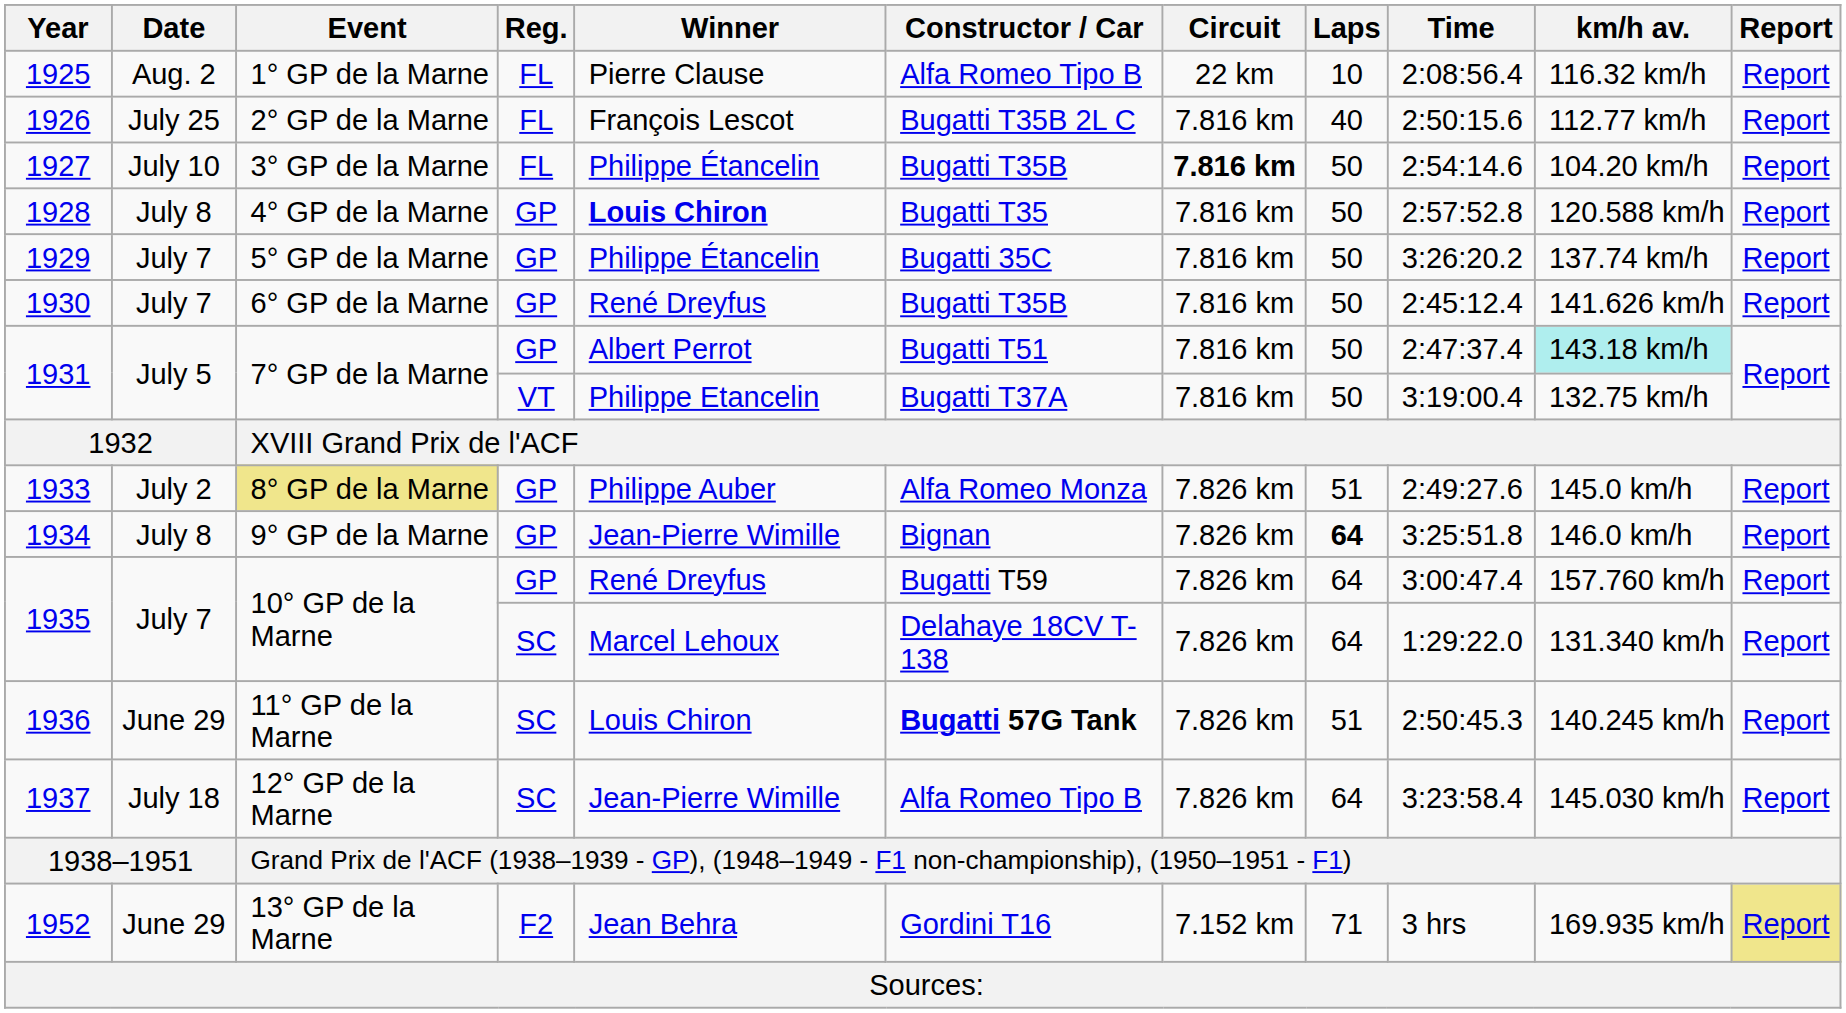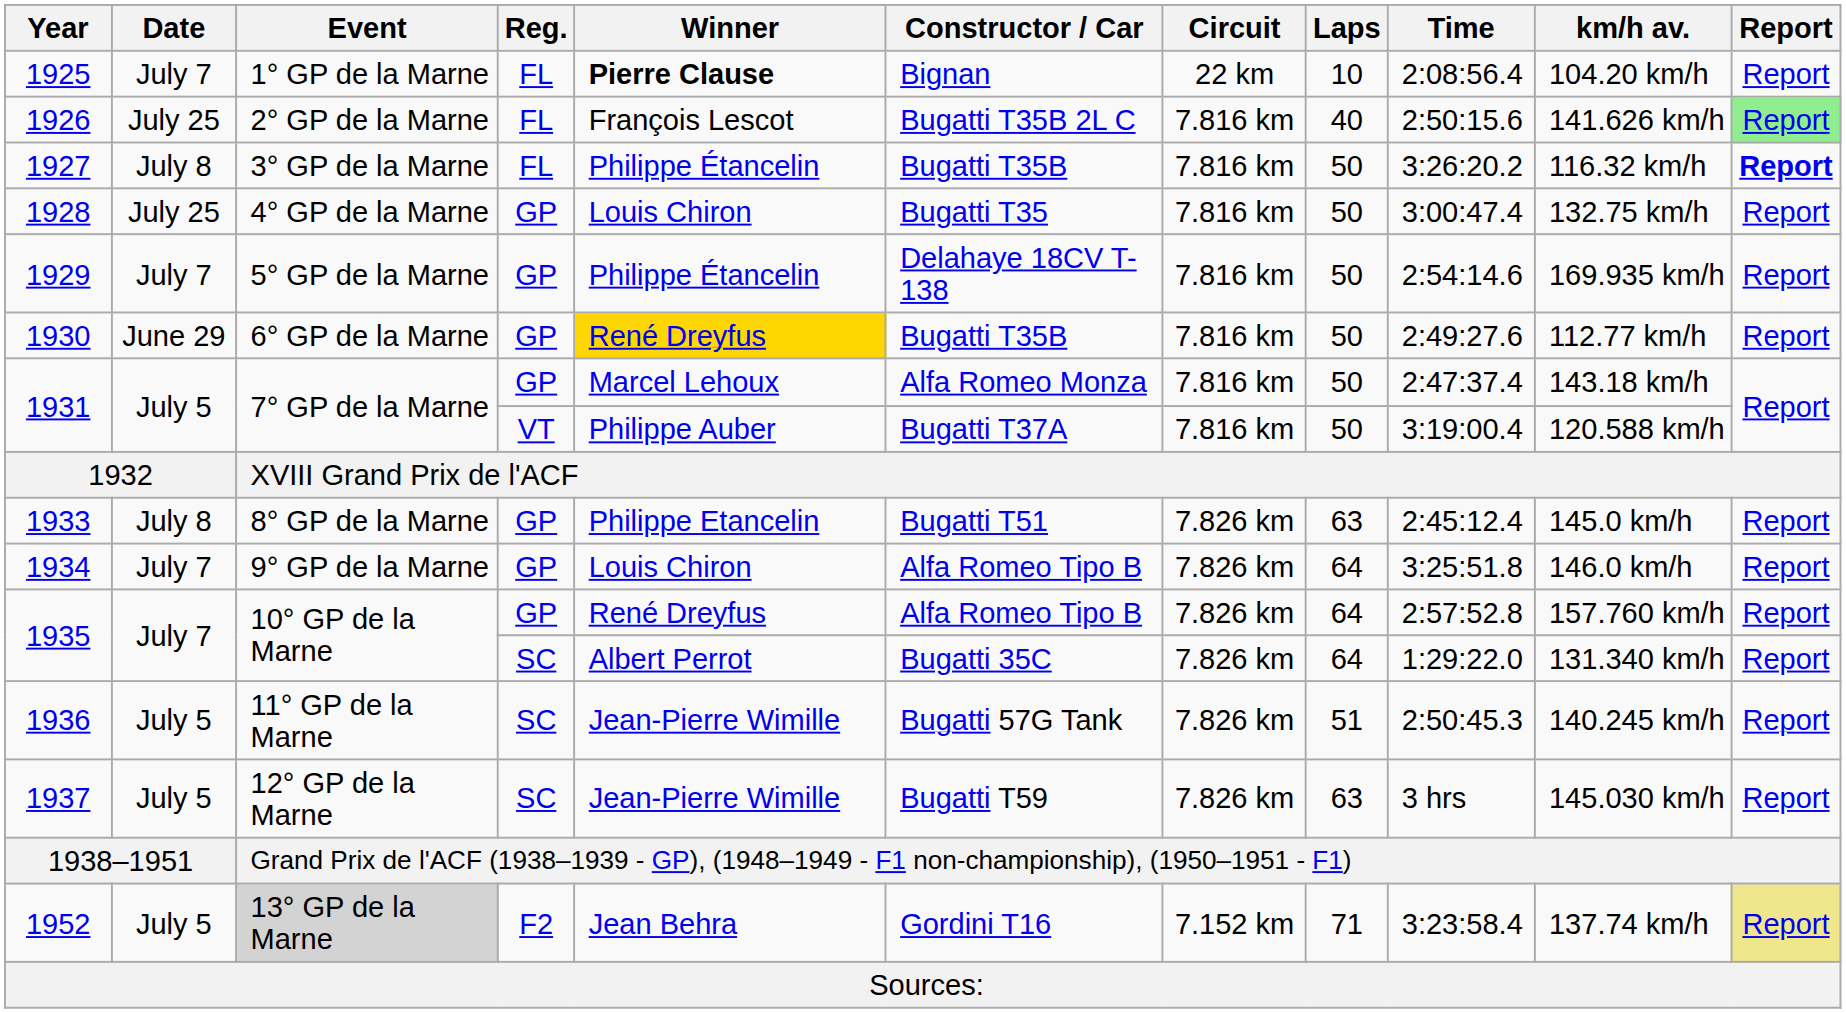(174, 74) Aug. 2 -> (174, 74) July 7
(677, 74) normal -> (681, 74) bold
(1021, 74) Alfa Romeo Tipo B -> (945, 74) Bignan
(1628, 74) 116.32 km/h -> (1629, 74) 104.20 km/h
(1628, 120) 112.77 km/h -> (1637, 120) 141.626 km/h
(1786, 120) no background -> (1786, 120) lightgreen background
(174, 166) July 10 -> (174, 166) July 8
(1235, 166) bold -> (1235, 166) normal
(1462, 166) 2:54:14.6 -> (1462, 166) 3:26:20.2
(1629, 166) 104.20 km/h -> (1628, 166) 116.32 km/h
(1786, 166) normal -> (1786, 166) bold
(174, 212) July 8 -> (174, 212) July 25
(678, 212) bold -> (670, 212) normal
(1462, 212) 2:57:52.8 -> (1462, 212) 3:00:47.4
(1637, 212) 120.588 km/h -> (1629, 212) 132.75 km/h
(976, 258) Bugatti 35C -> (1018, 274) Delahaye 18CV T-138
(1462, 258) 3:26:20.2 -> (1462, 274) 2:54:14.6
(1629, 258) 137.74 km/h -> (1637, 274) 169.935 km/h
(174, 304) July 7 -> (174, 336) June 29
(677, 304) no background -> (677, 336) gold background
(1462, 304) 2:45:12.4 -> (1462, 336) 2:49:27.6
(1637, 304) 141.626 km/h -> (1628, 336) 112.77 km/h
(670, 350) Albert Perrot -> (684, 382) Marcel Lehoux
(974, 350) Bugatti T51 -> (1023, 382) Alfa Romeo Monza
(1629, 350) paleturquoise background -> (1629, 382) no background
(704, 396) Philippe Etancelin -> (682, 428) Philippe Auber
(1629, 396) 132.75 km/h -> (1637, 428) 120.588 km/h
(174, 488) July 2 -> (174, 520) July 8
(370, 488) khaki background -> (370, 520) no background
(682, 488) Philippe Auber -> (704, 520) Philippe Etancelin
(1023, 488) Alfa Romeo Monza -> (974, 520) Bugatti T51
(1347, 488) 51 -> (1347, 520) 63
(1462, 488) 2:49:27.6 -> (1462, 520) 2:45:12.4
(174, 534) July 8 -> (174, 566) July 7
(714, 534) Jean-Pierre Wimille -> (670, 566) Louis Chiron
(945, 534) Bignan -> (1021, 566) Alfa Romeo Tipo B
(1347, 534) bold -> (1347, 566) normal
(974, 580) Bugatti T59 -> (1021, 612) Alfa Romeo Tipo B
(1462, 580) 3:00:47.4 -> (1462, 612) 2:57:52.8
(684, 642) Marcel Lehoux -> (670, 658) Albert Perrot
(1018, 642) Delahaye 18CV T-138 -> (976, 658) Bugatti 35C
(174, 720) June 29 -> (174, 720) July 5
(670, 720) Louis Chiron -> (714, 720) Jean-Pierre Wimille
(1018, 720) bold -> (1011, 720) normal
(174, 799) July 18 -> (174, 799) July 5
(1021, 799) Alfa Romeo Tipo B -> (974, 799) Bugatti T59
(1347, 799) 64 -> (1347, 799) 63
(1462, 799) 3:23:58.4 -> (1434, 799) 3 hrs
(174, 923) June 29 -> (174, 923) July 5
(333, 923) no background -> (333, 923) lightgrey background
(1434, 923) 3 hrs -> (1462, 923) 3:23:58.4
(1637, 923) 169.935 km/h -> (1629, 923) 137.74 km/h
